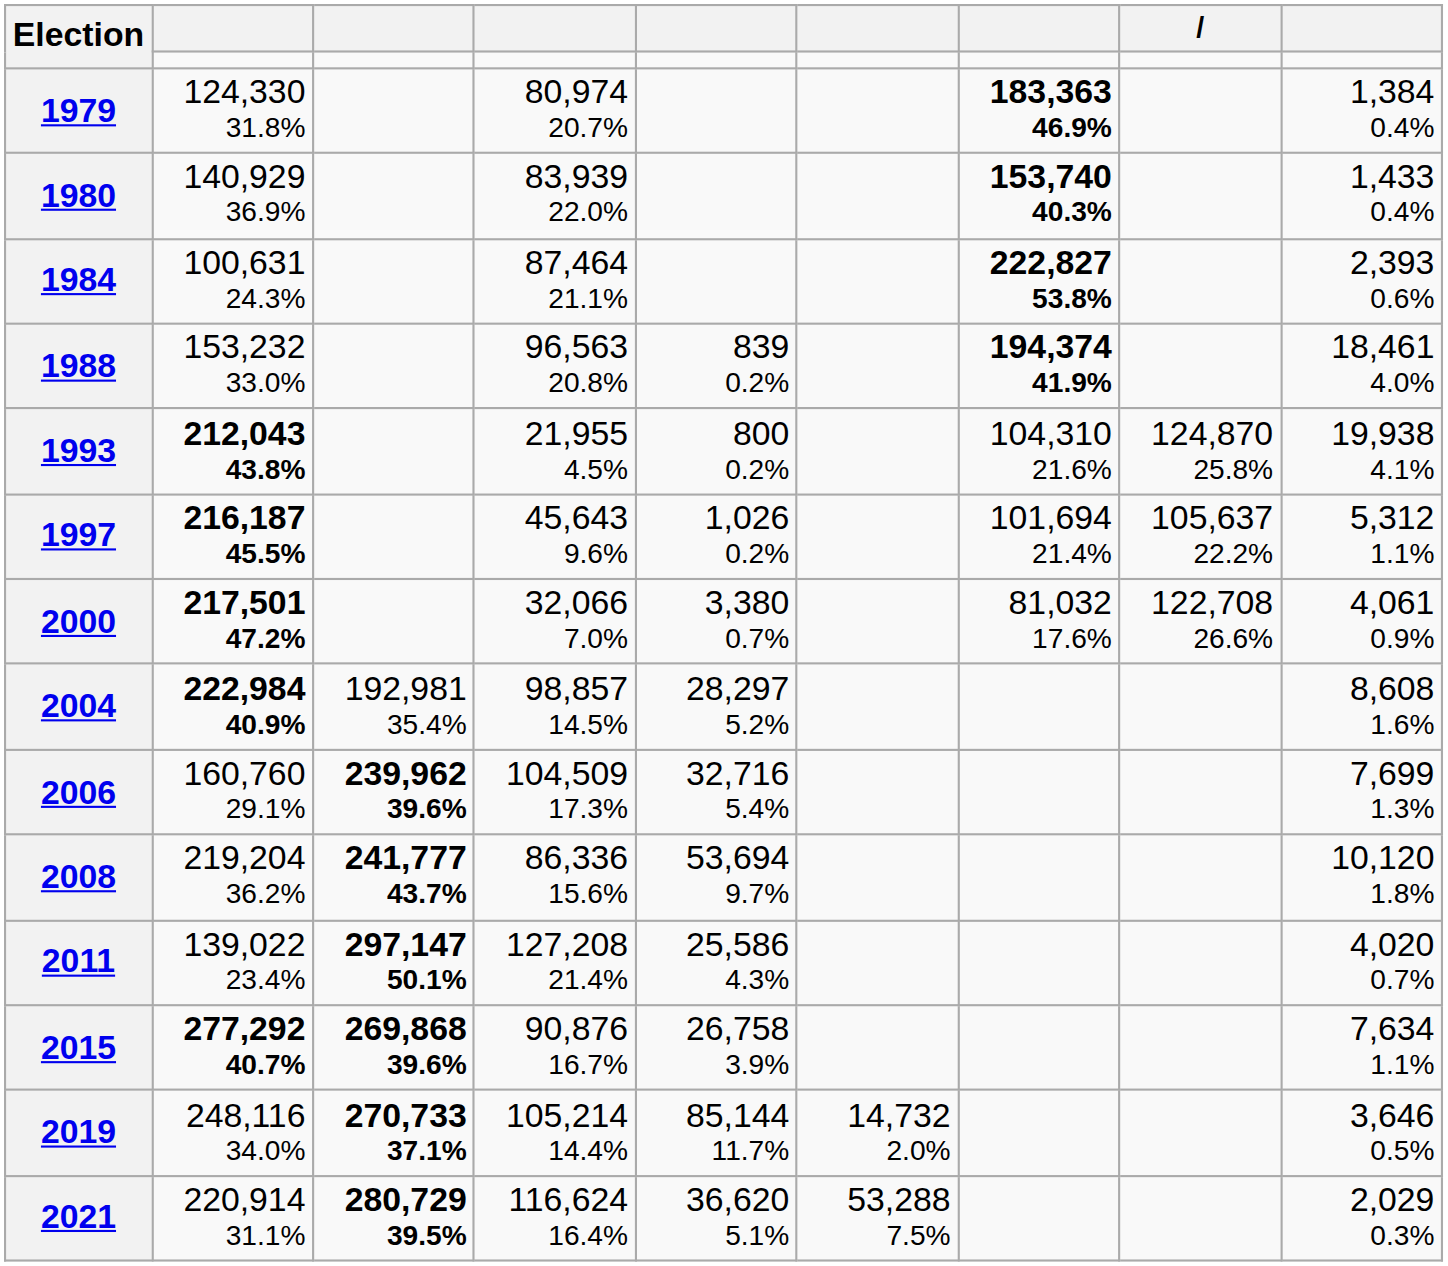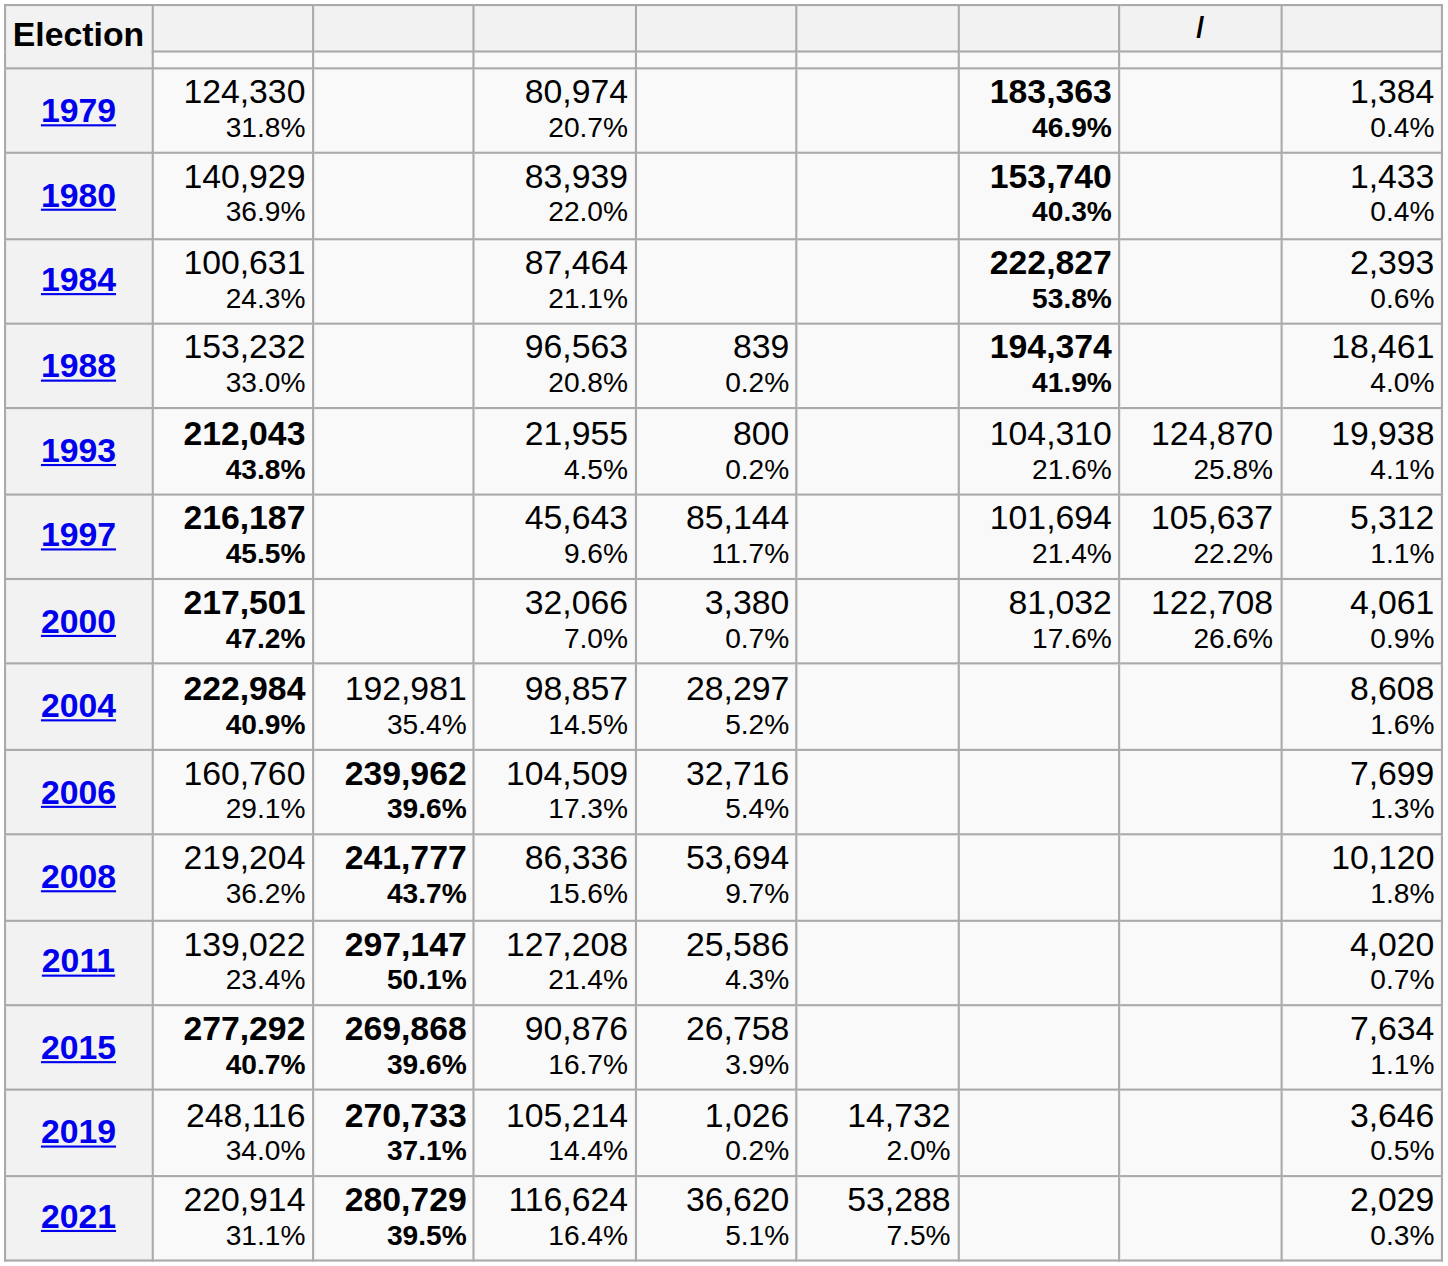(747, 534) 1,026 0.2% -> (738, 534) 85,144 11.7%
(738, 1131) 85,144 11.7% -> (747, 1131) 1,026 0.2%
